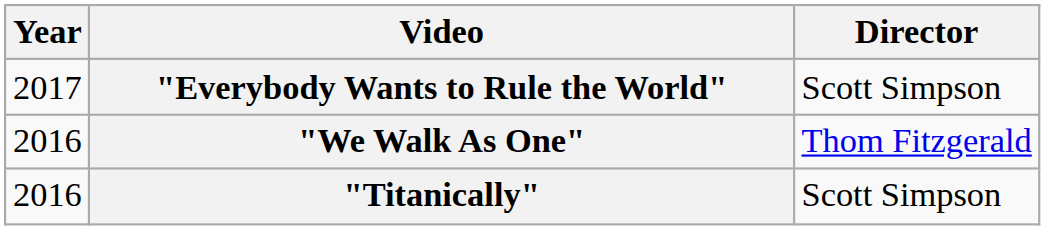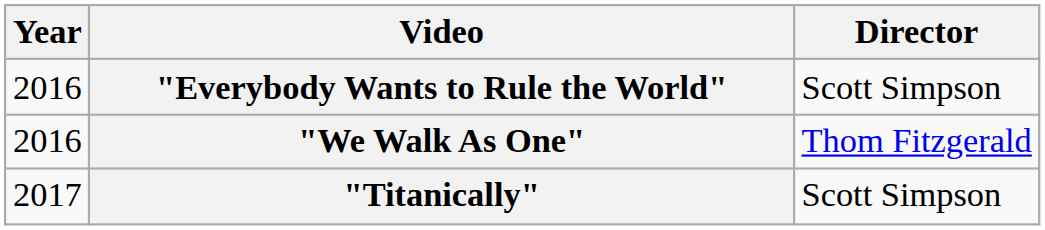(47, 86) 2017 -> (47, 86) 2016
(47, 195) 2016 -> (47, 195) 2017
